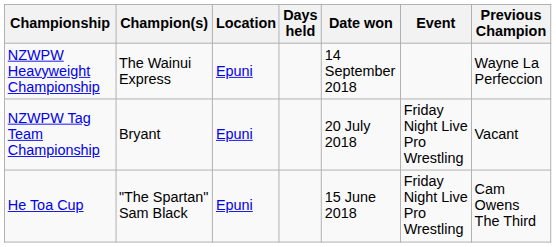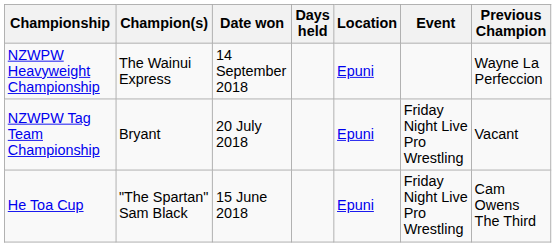columns swapped: (361, 24) <-> (246, 24)
